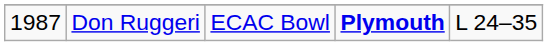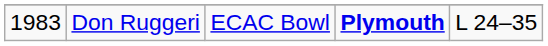(35, 22) 1987 -> (35, 22) 1983
